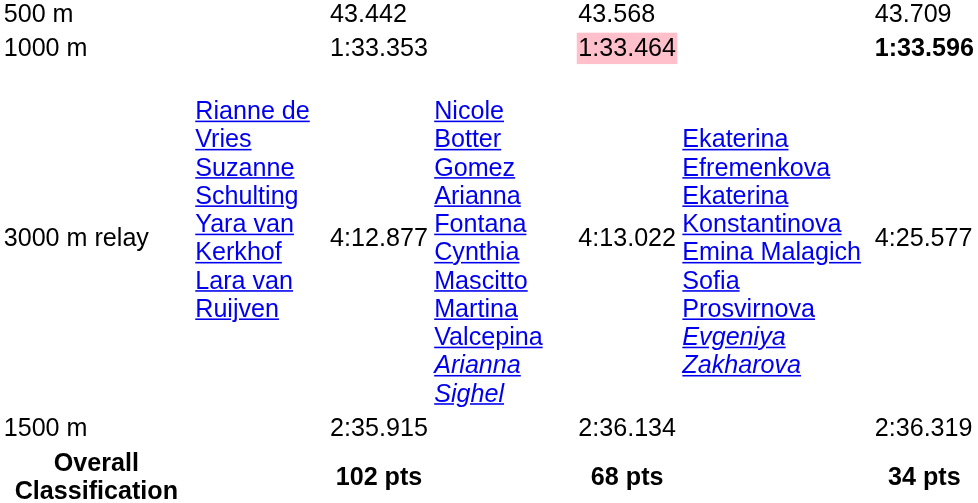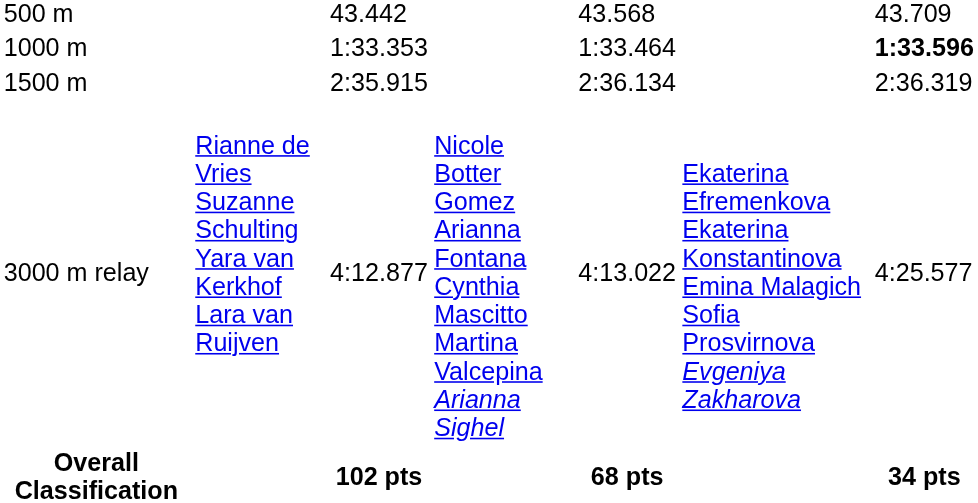(627, 48) pink background -> (627, 48) no background
rows swapped: (46, 428) <-> (76, 238)
